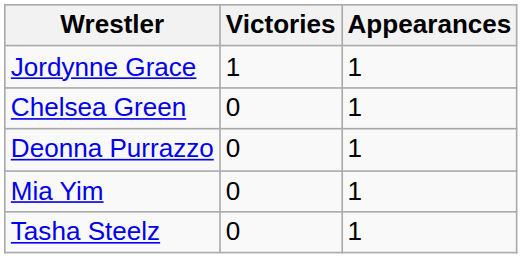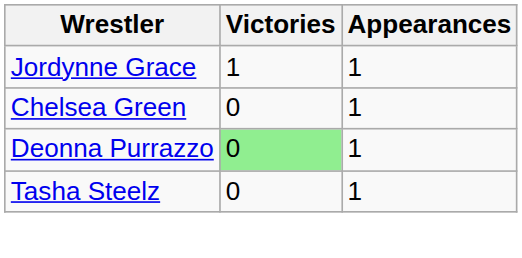(233, 149) no background -> (233, 149) lightgreen background
- row: (57, 190)
